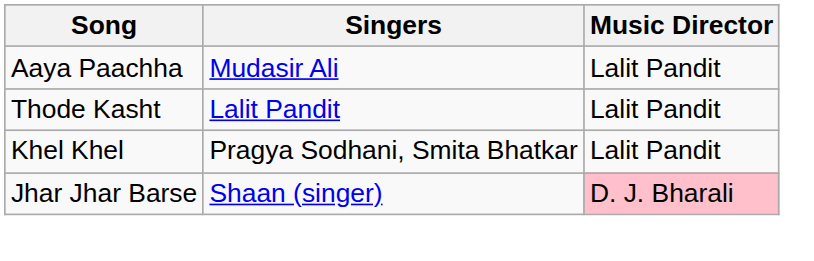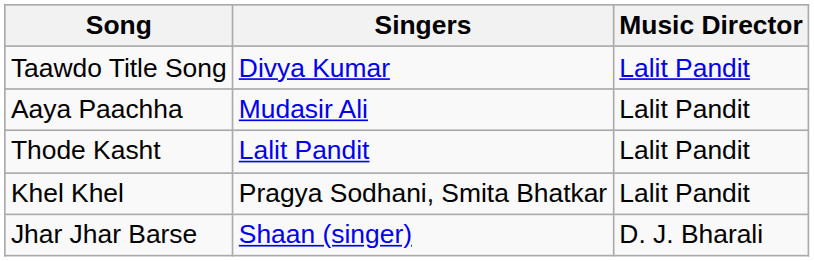+ row: (119, 67)
(662, 192) pink background -> (691, 234) no background
